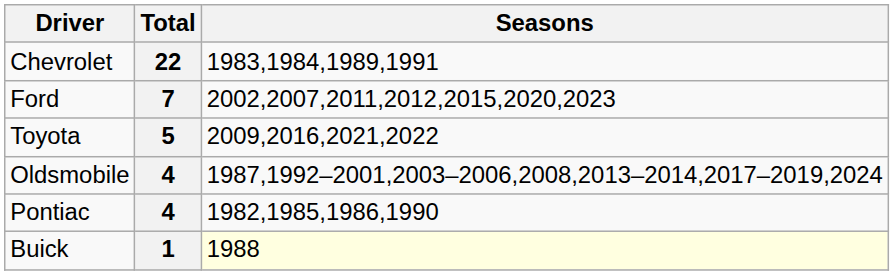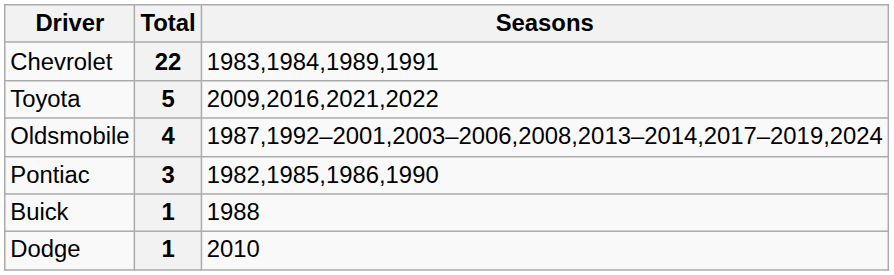- row: (35, 99)
(168, 212) 4 -> (168, 174) 3
(233, 250) lightyellow background -> (233, 212) no background
+ row: (45, 250)
